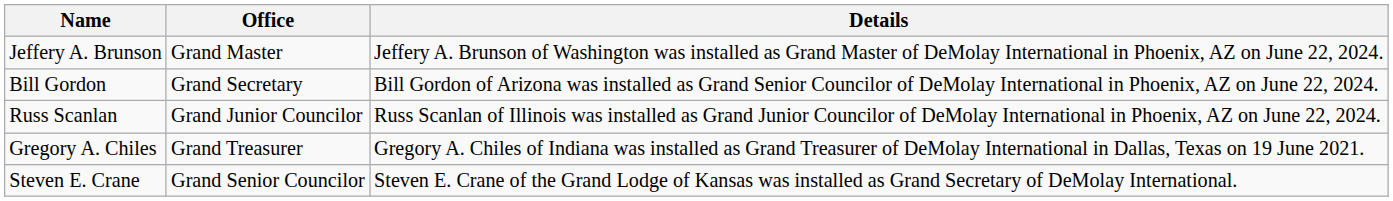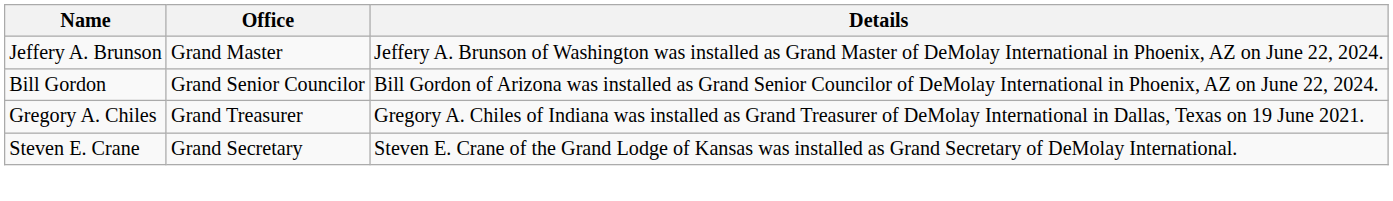(237, 84) Grand Secretary -> (268, 84) Grand Senior Councilor
- row: (63, 116)
(268, 180) Grand Senior Councilor -> (237, 148) Grand Secretary
